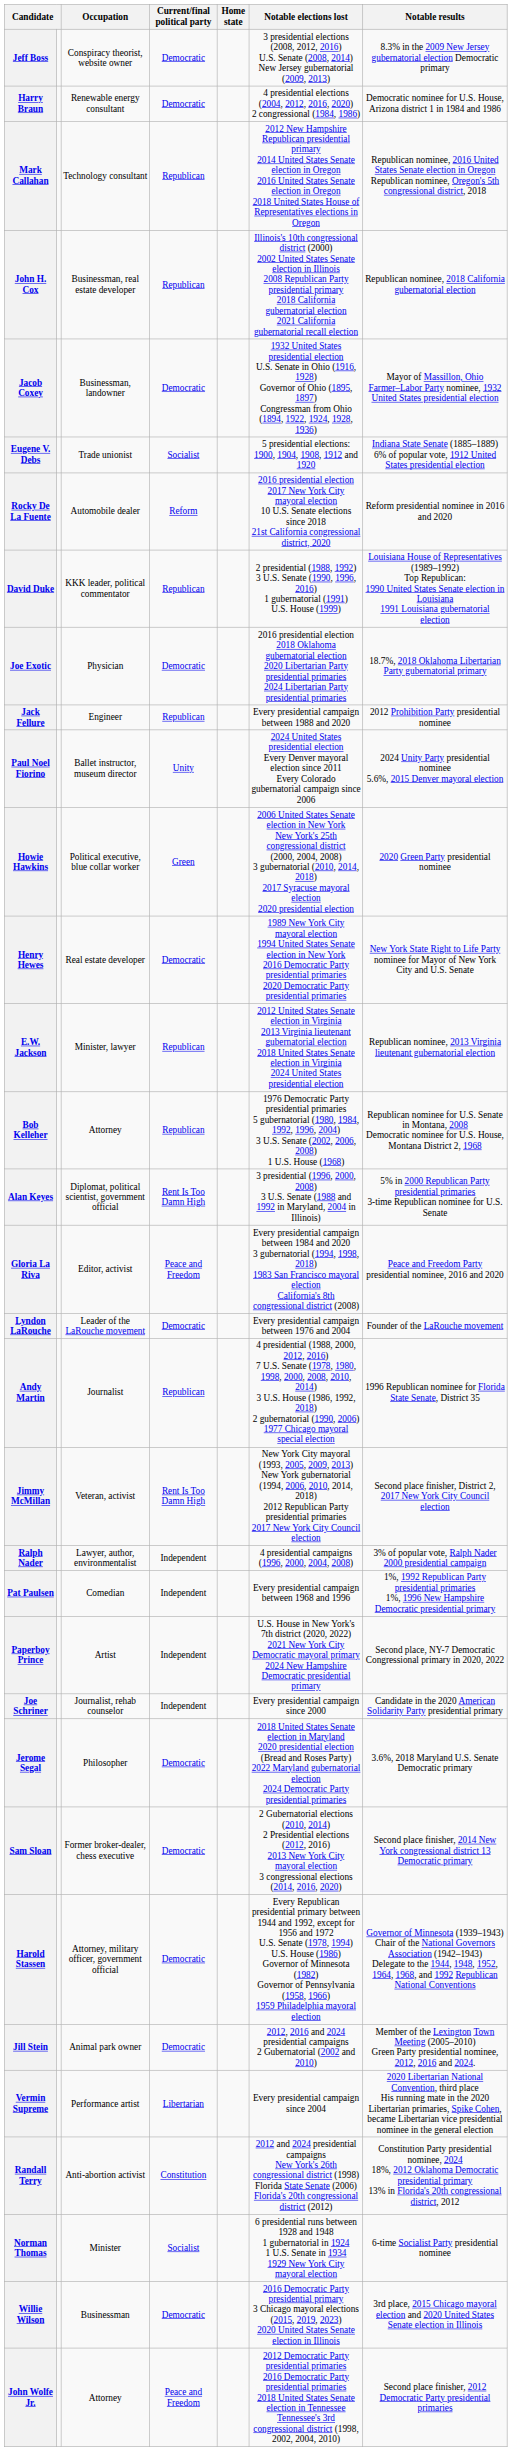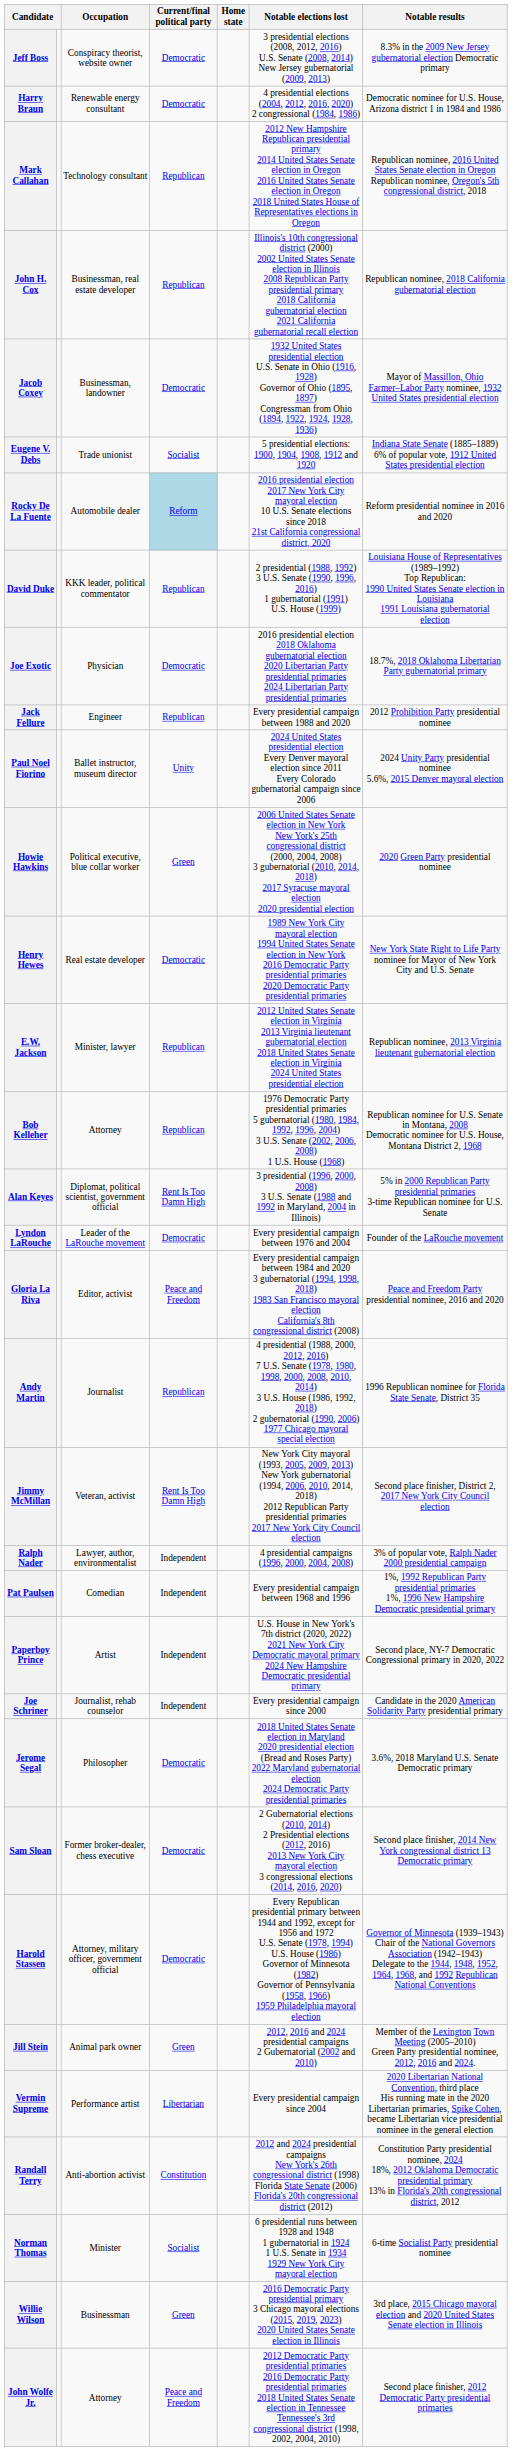(183, 511) no background -> (183, 511) lightblue background
rows swapped: (31, 1269) <-> (31, 1325)
(183, 2047) Democratic -> (183, 2047) Green
(183, 2315) Democratic -> (183, 2315) Green
